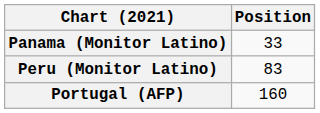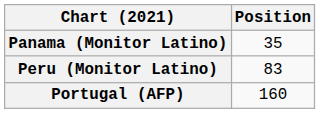(273, 43) 33 -> (273, 43) 35
